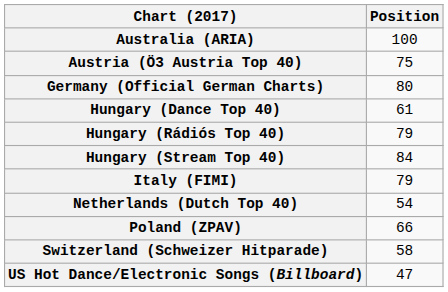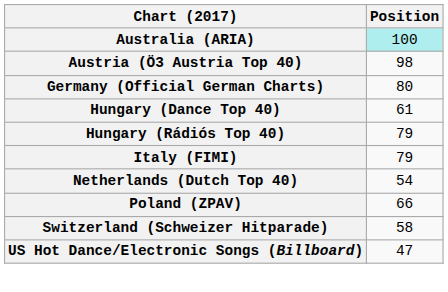(405, 40) no background -> (405, 40) paleturquoise background
(405, 63) 75 -> (405, 63) 98
- row: (186, 157)
